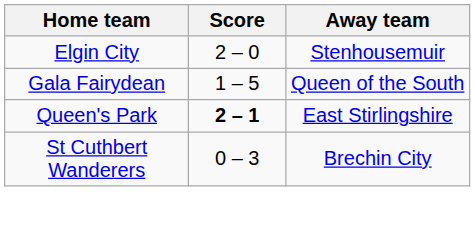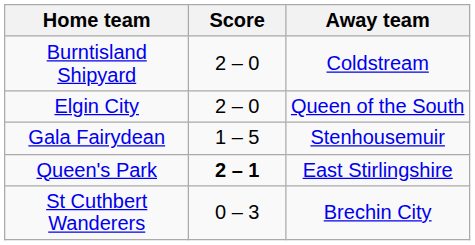+ row: (97, 63)
(378, 52) Stenhousemuir -> (378, 106) Queen of the South
(378, 83) Queen of the South -> (378, 138) Stenhousemuir
